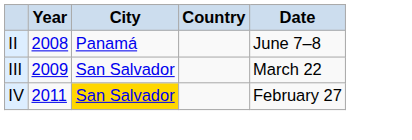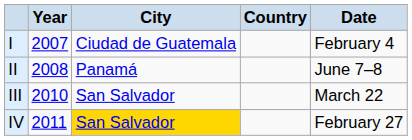+ row: (11, 43)
(50, 69) 2009 -> (50, 95) 2010
